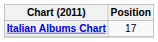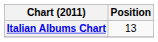(131, 28) 17 -> (131, 28) 13
